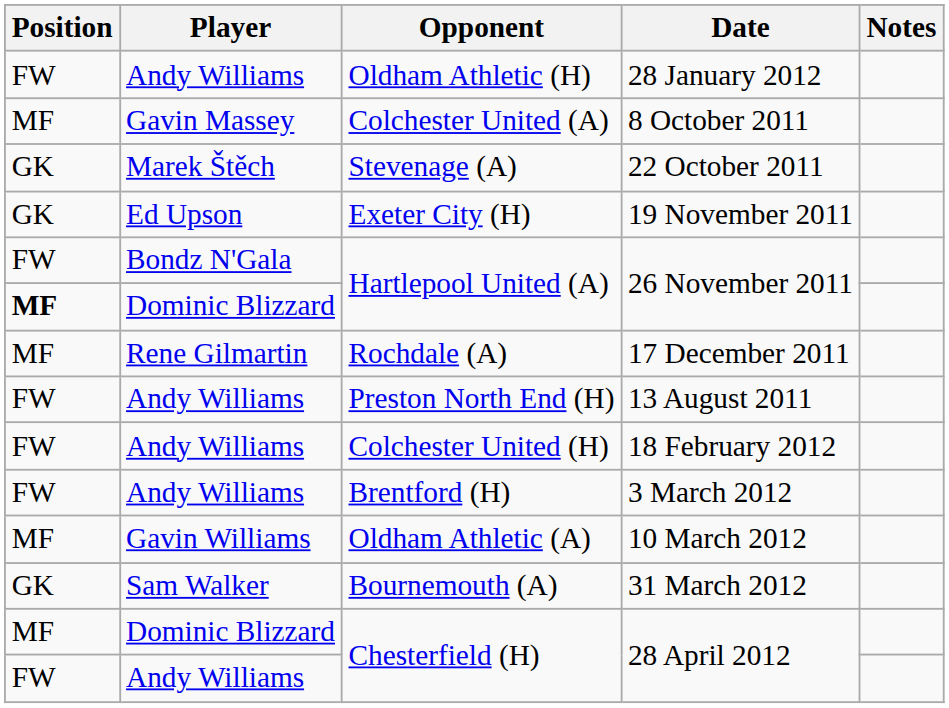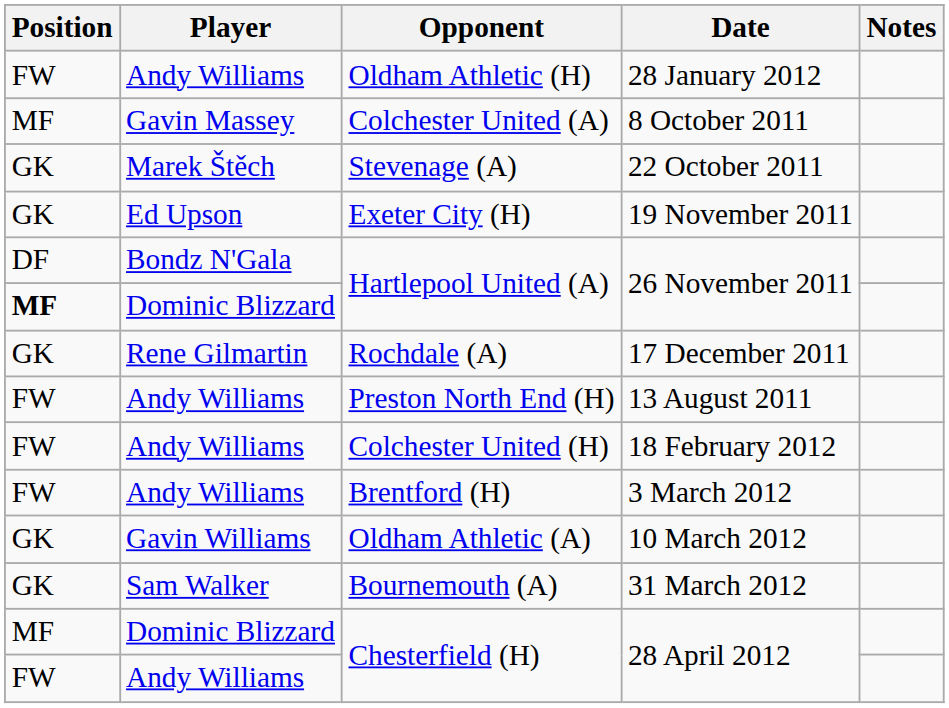(34, 259) FW -> (30, 259) DF
(33, 352) MF -> (33, 352) GK
(33, 538) MF -> (33, 538) GK
